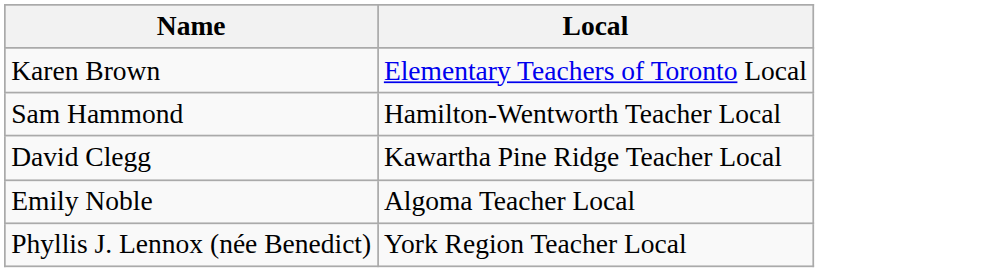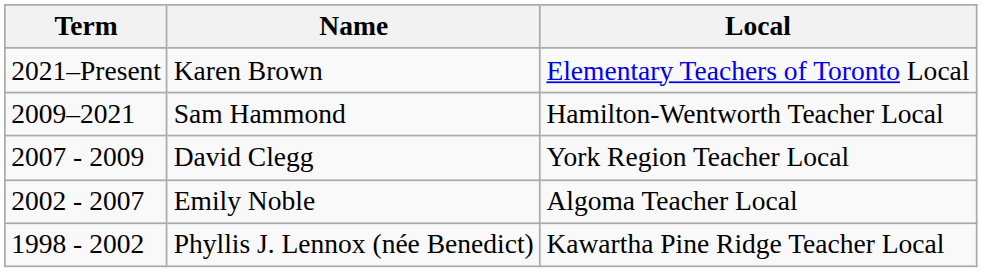+ column: (86, 26)
(583, 157) Kawartha Pine Ridge Teacher Local -> (698, 157) York Region Teacher Local
(535, 244) York Region Teacher Local -> (745, 244) Kawartha Pine Ridge Teacher Local
